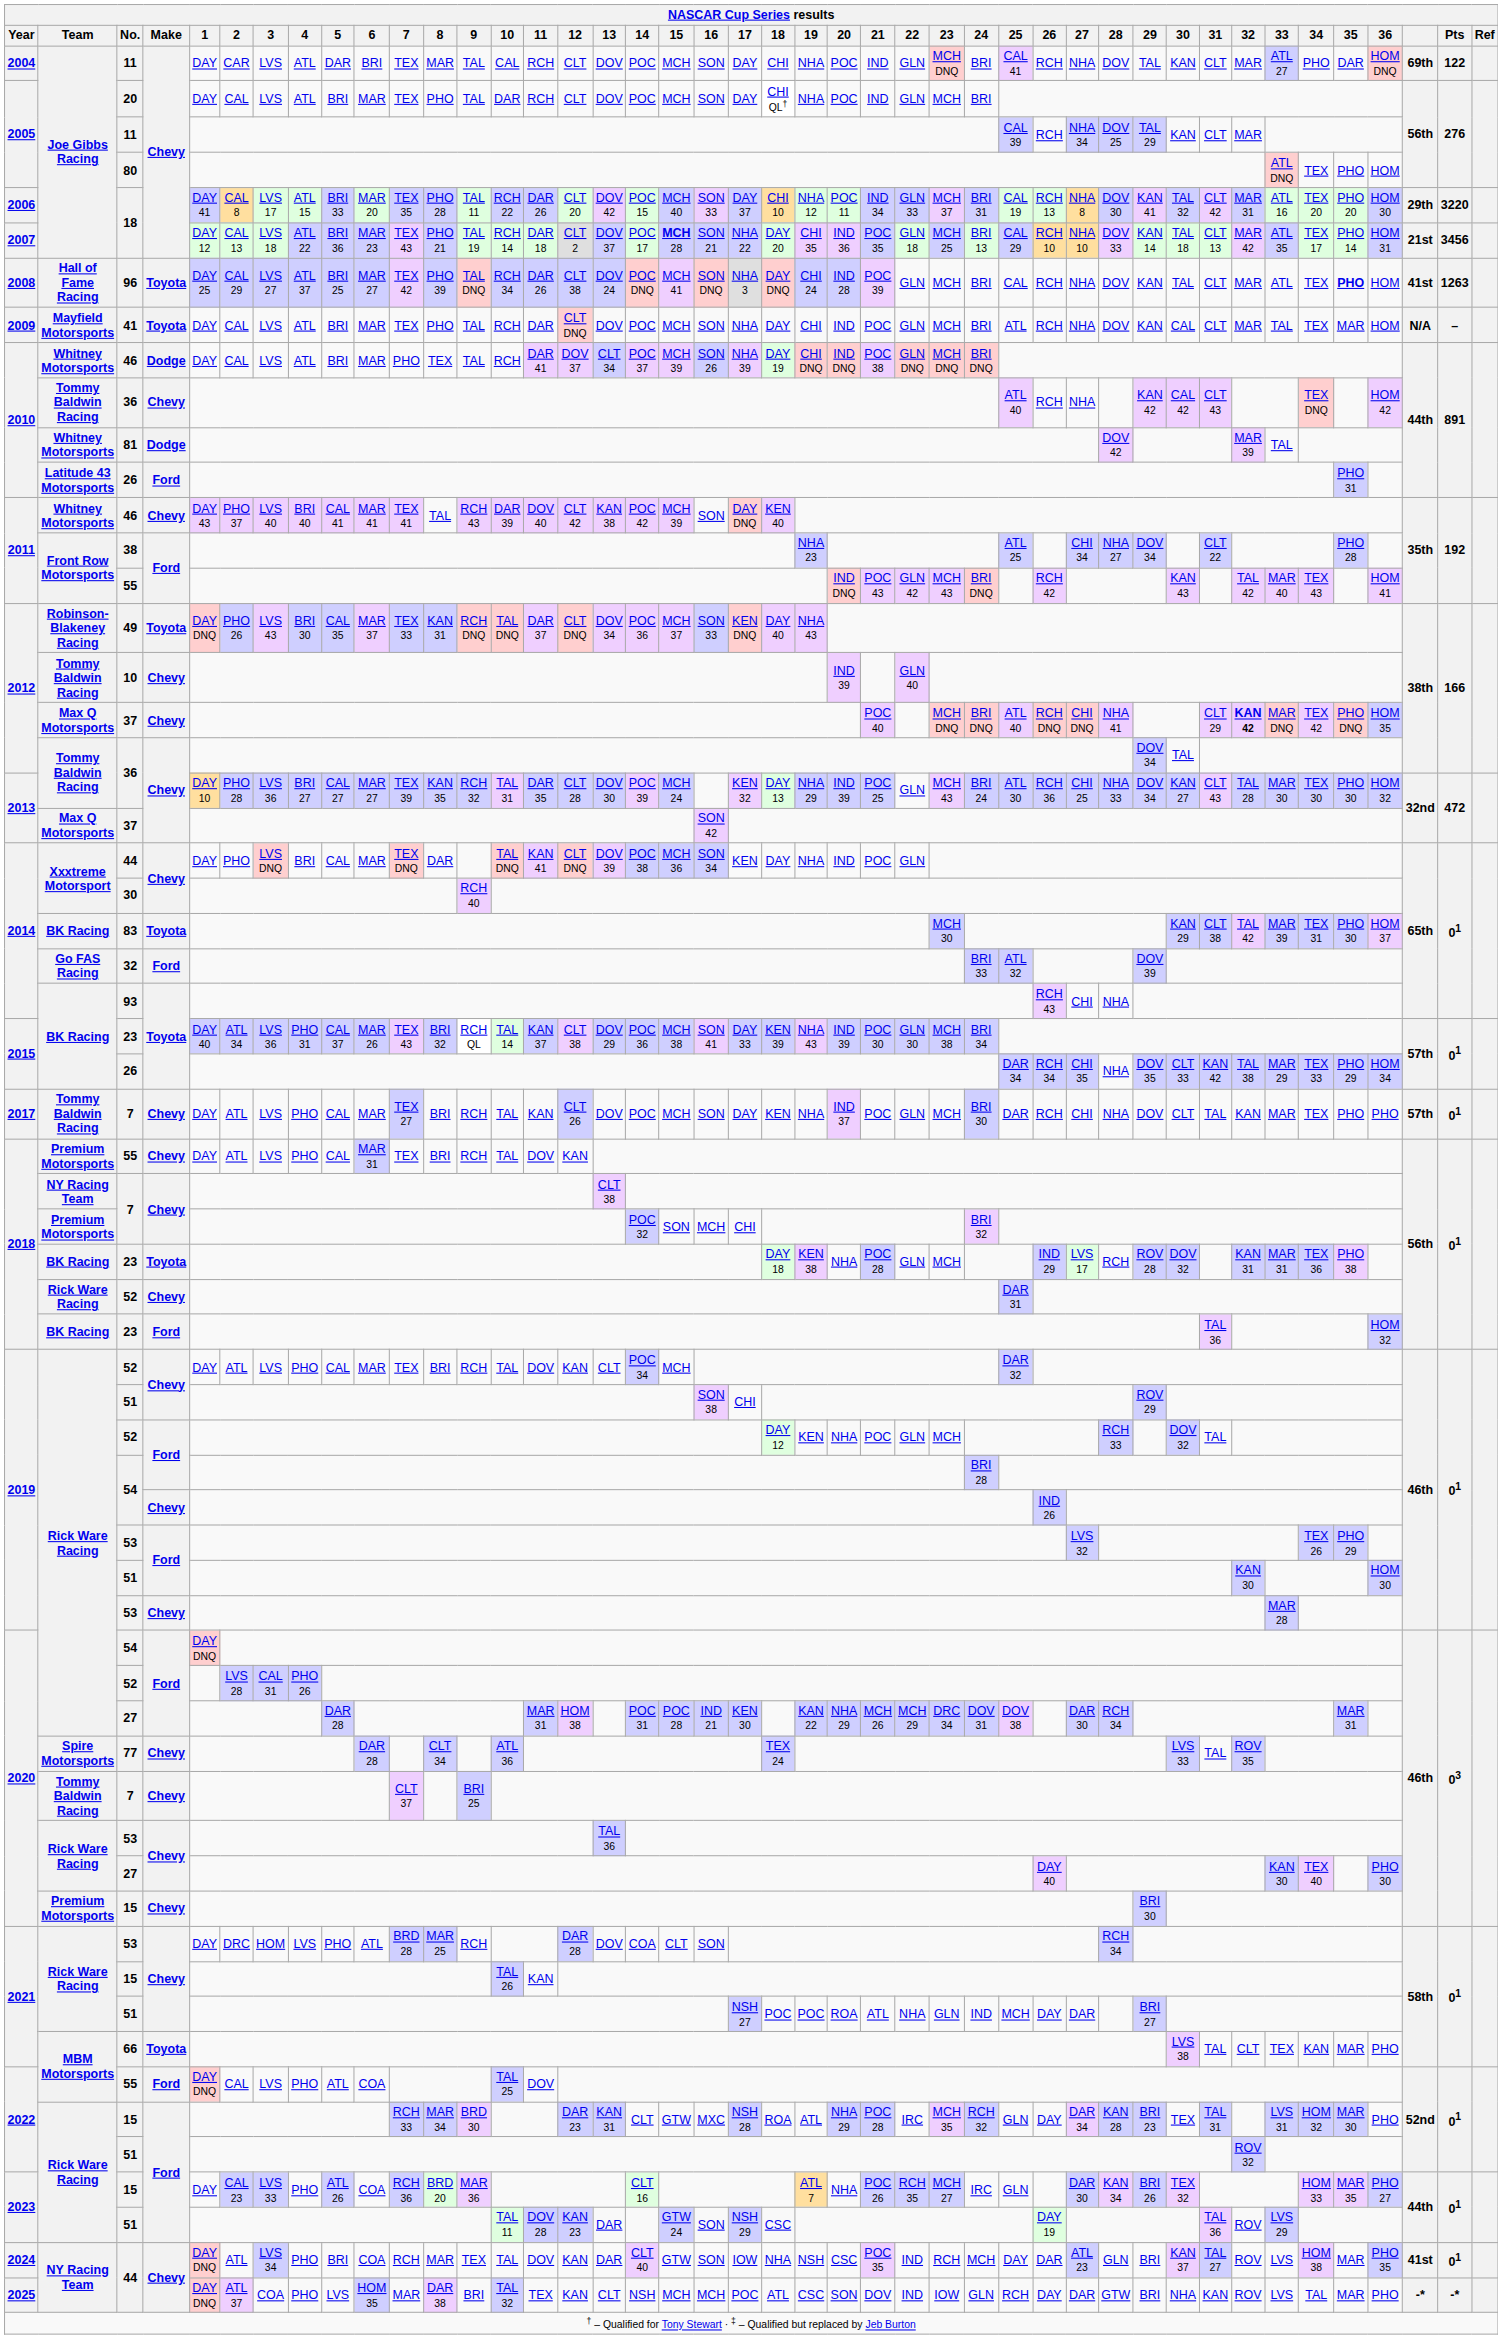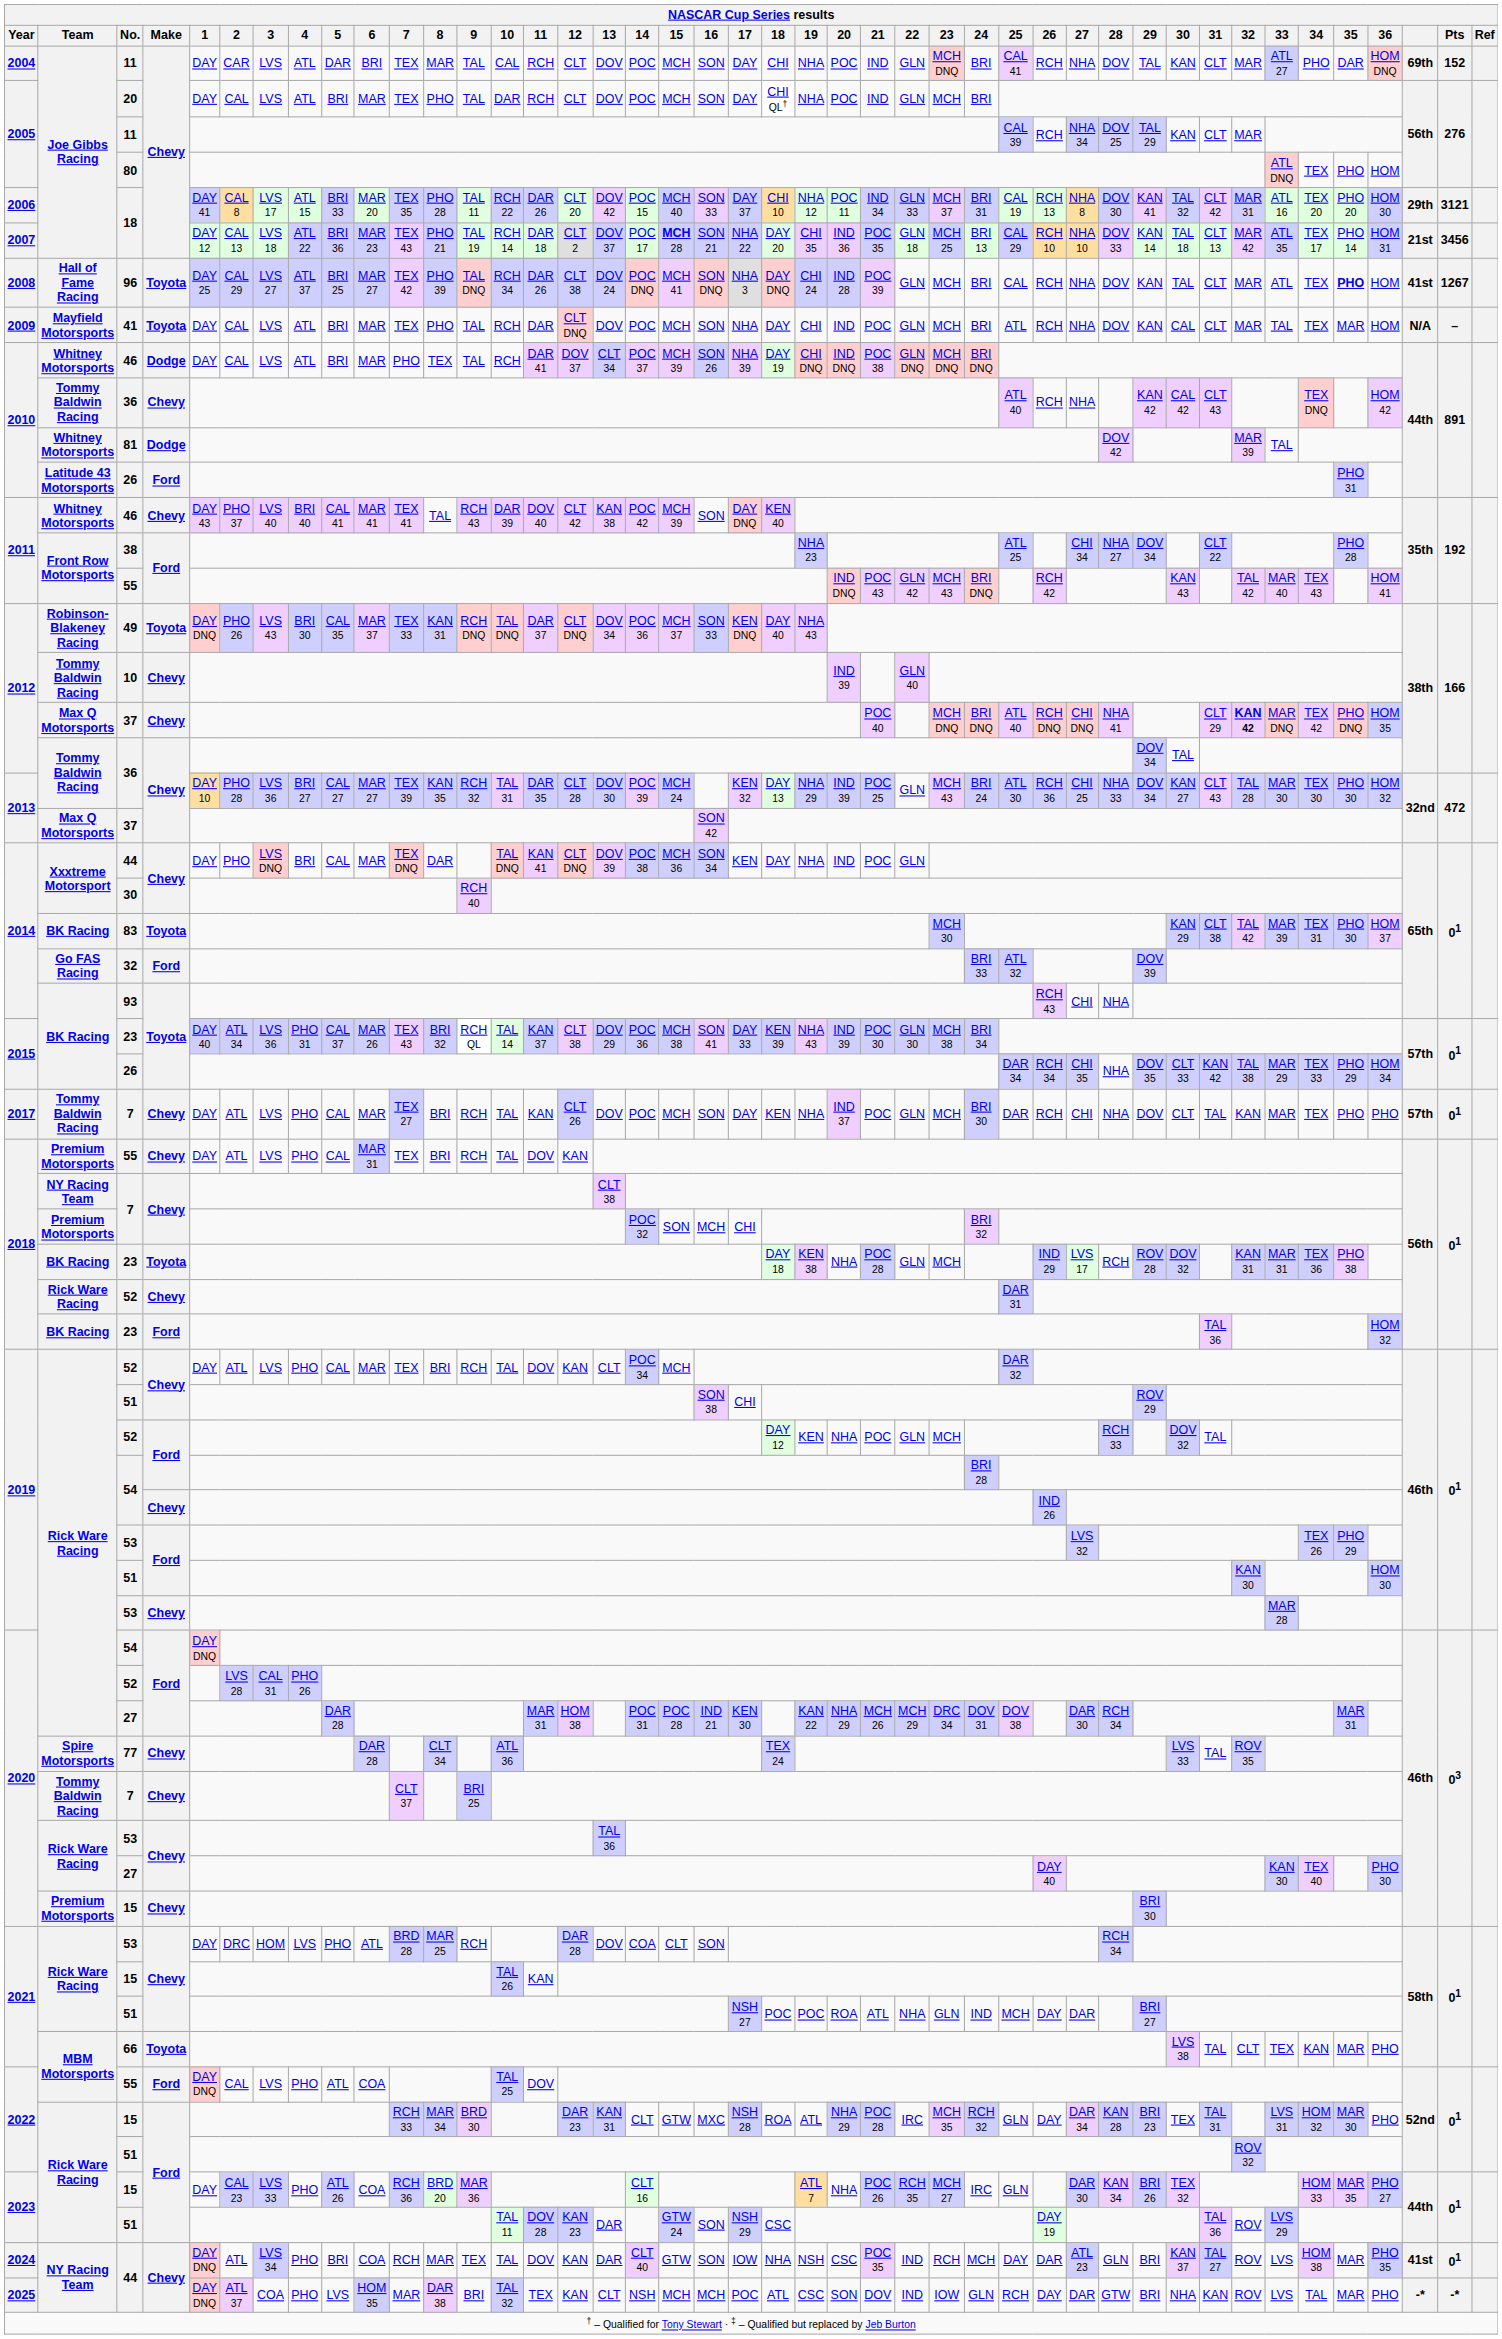(1455, 63) 122 -> (1455, 63) 152
(1455, 205) 3220 -> (1455, 205) 3121
(1455, 283) 1263 -> (1455, 283) 1267
